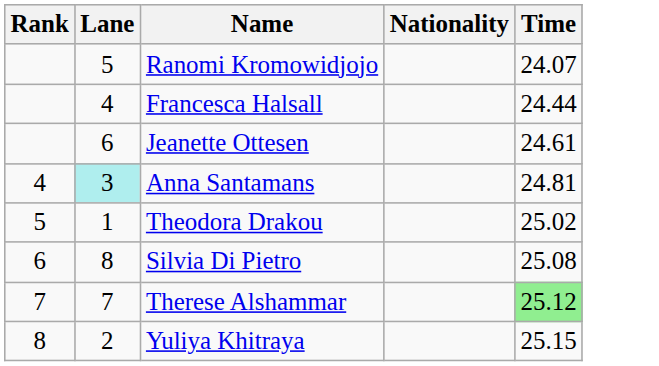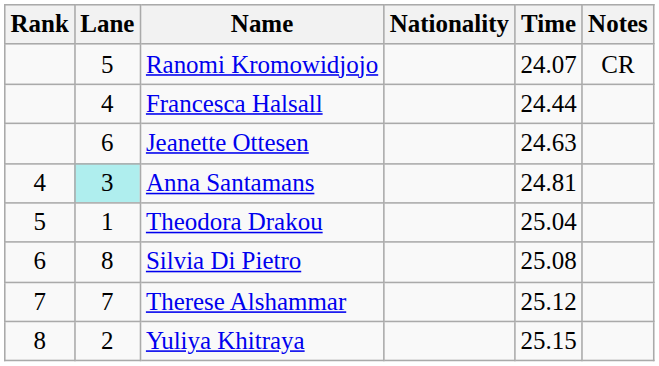+ column: (618, 24)
(549, 143) 24.61 -> (549, 143) 24.63
(549, 222) 25.02 -> (549, 222) 25.04
(549, 301) lightgreen background -> (549, 301) no background
